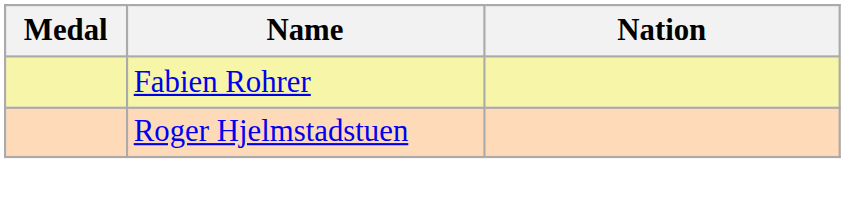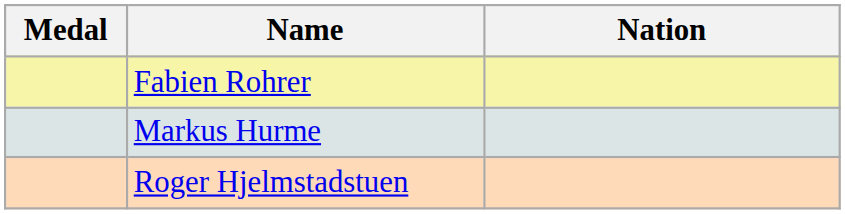+ row: (227, 131)
